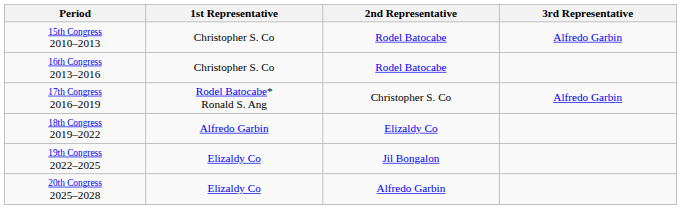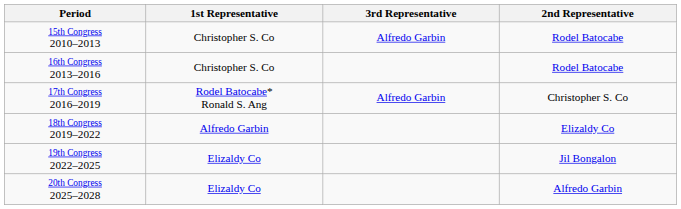columns swapped: (411, 13) <-> (588, 13)
